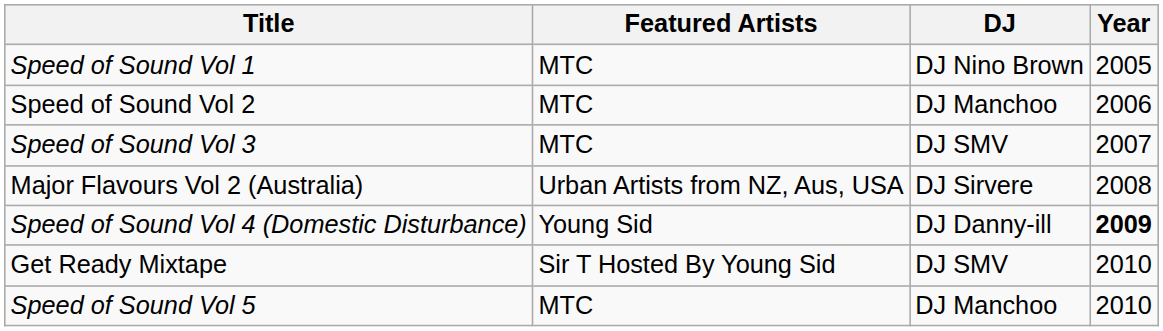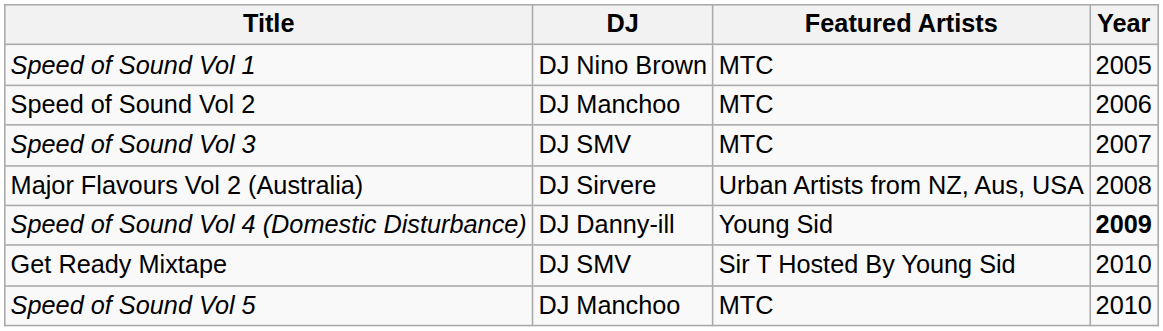columns swapped: (721, 24) <-> (1000, 24)
